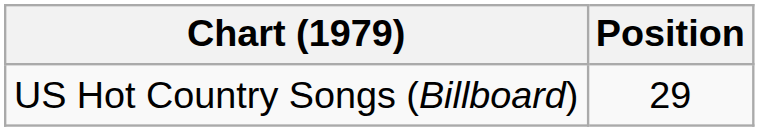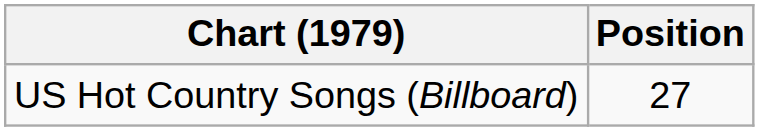(670, 94) 29 -> (670, 94) 27
